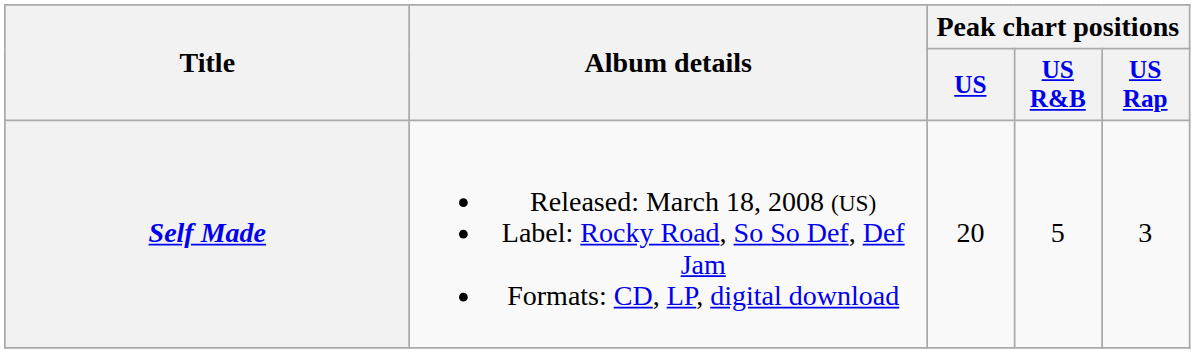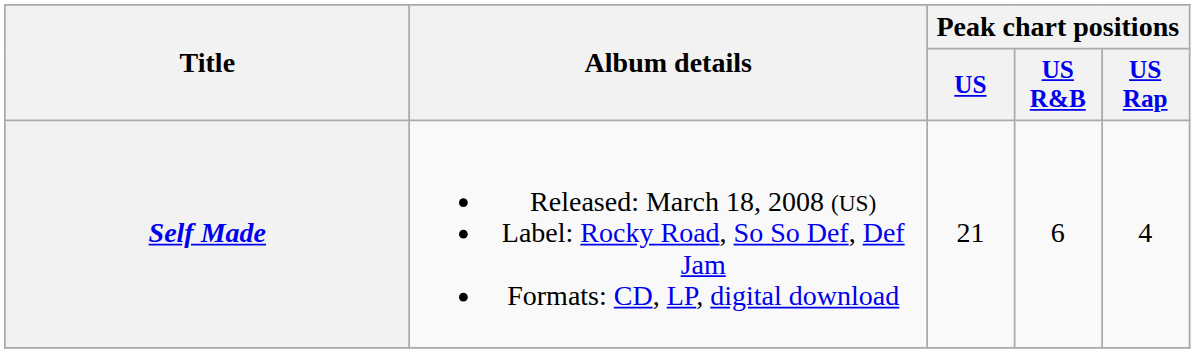(970, 233) 20 -> (970, 233) 21
(1058, 233) 5 -> (1058, 233) 6
(1145, 233) 3 -> (1145, 233) 4
